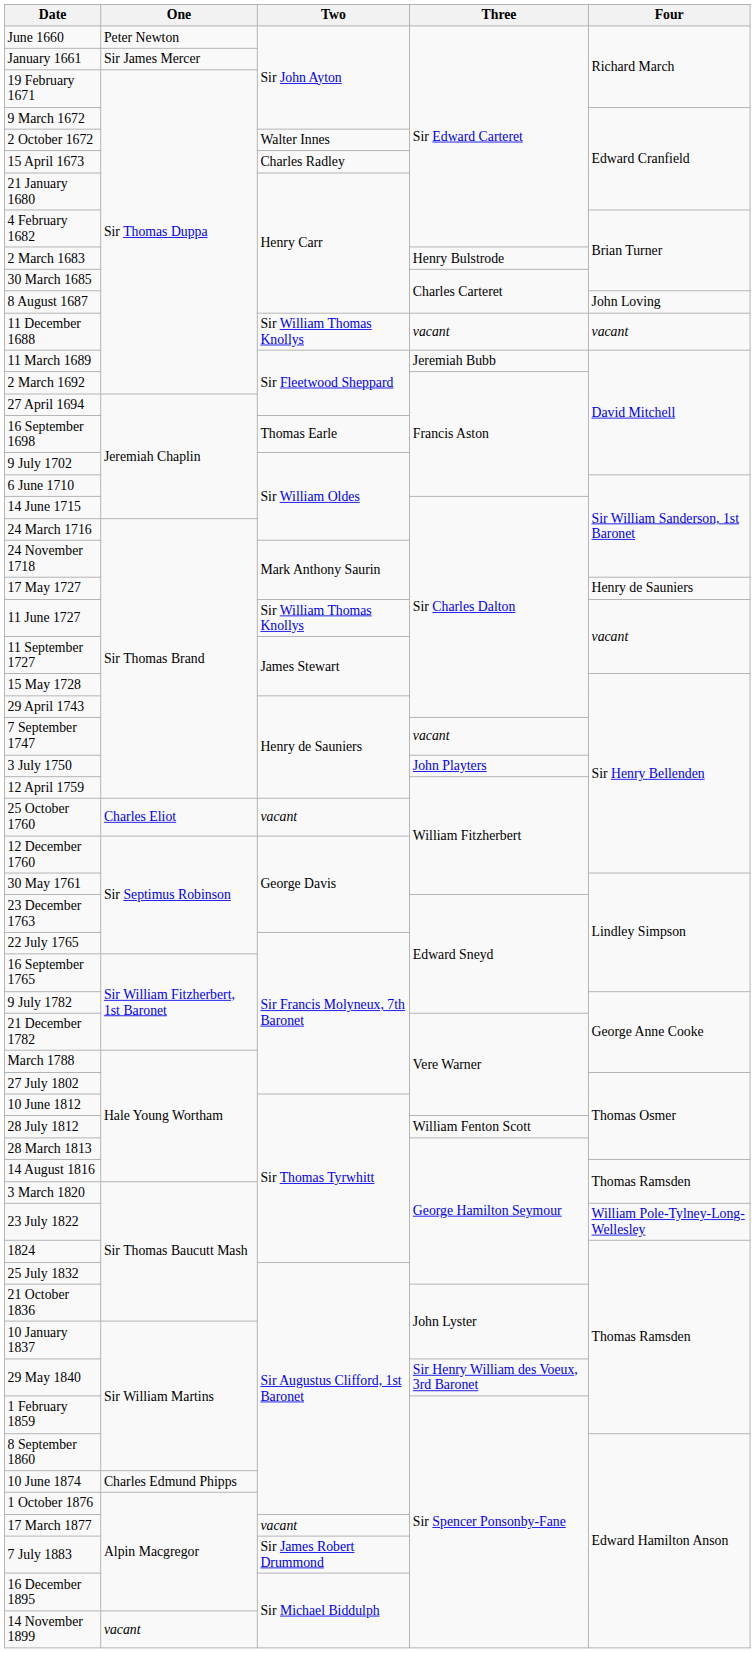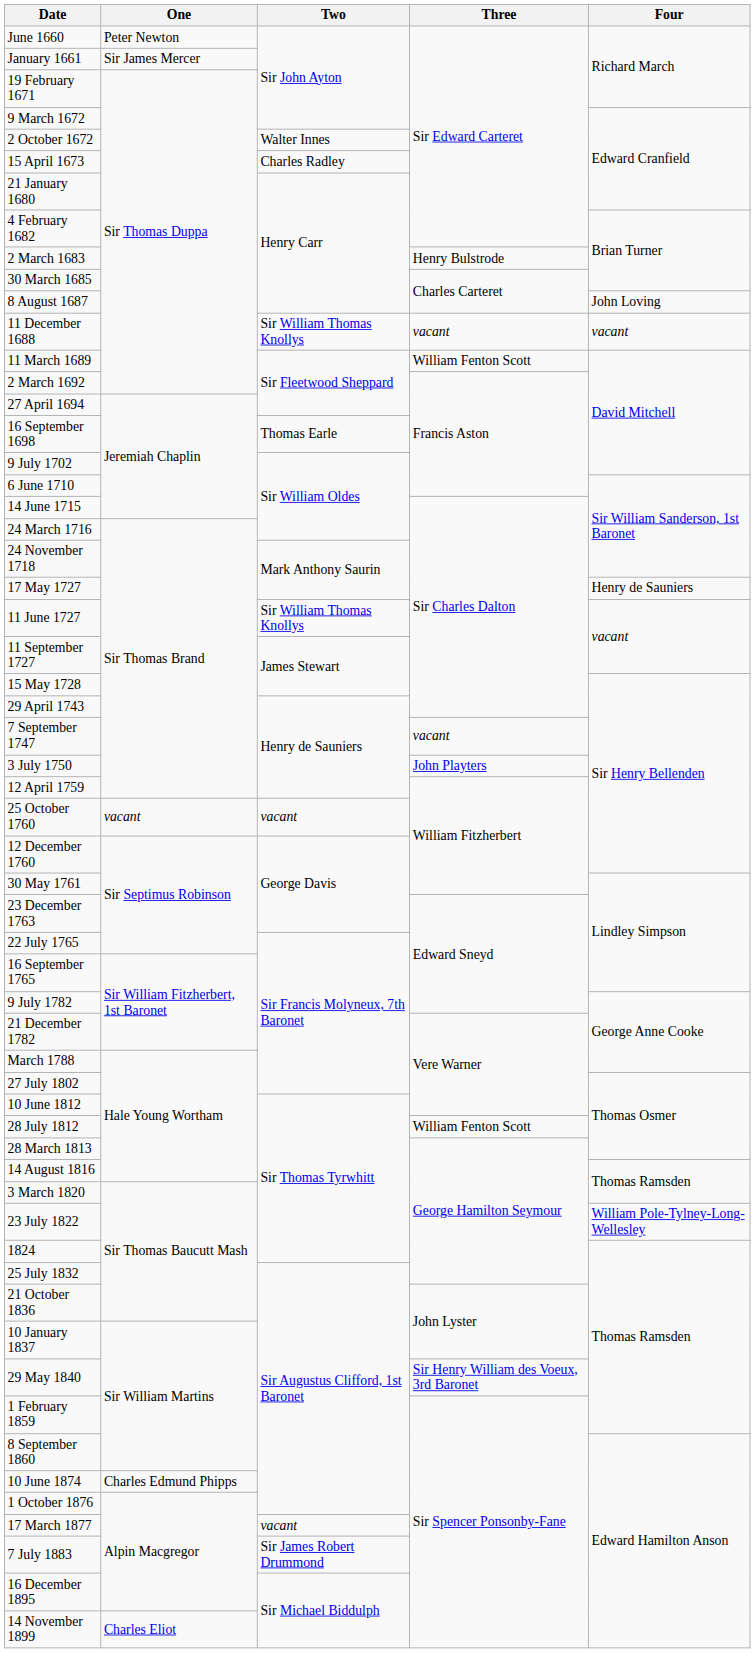(454, 361) Jeremiah Bubb -> (472, 361) William Fenton Scott
(140, 817) Charles Eliot -> (122, 817) vacant
(122, 1629) vacant -> (140, 1629) Charles Eliot
